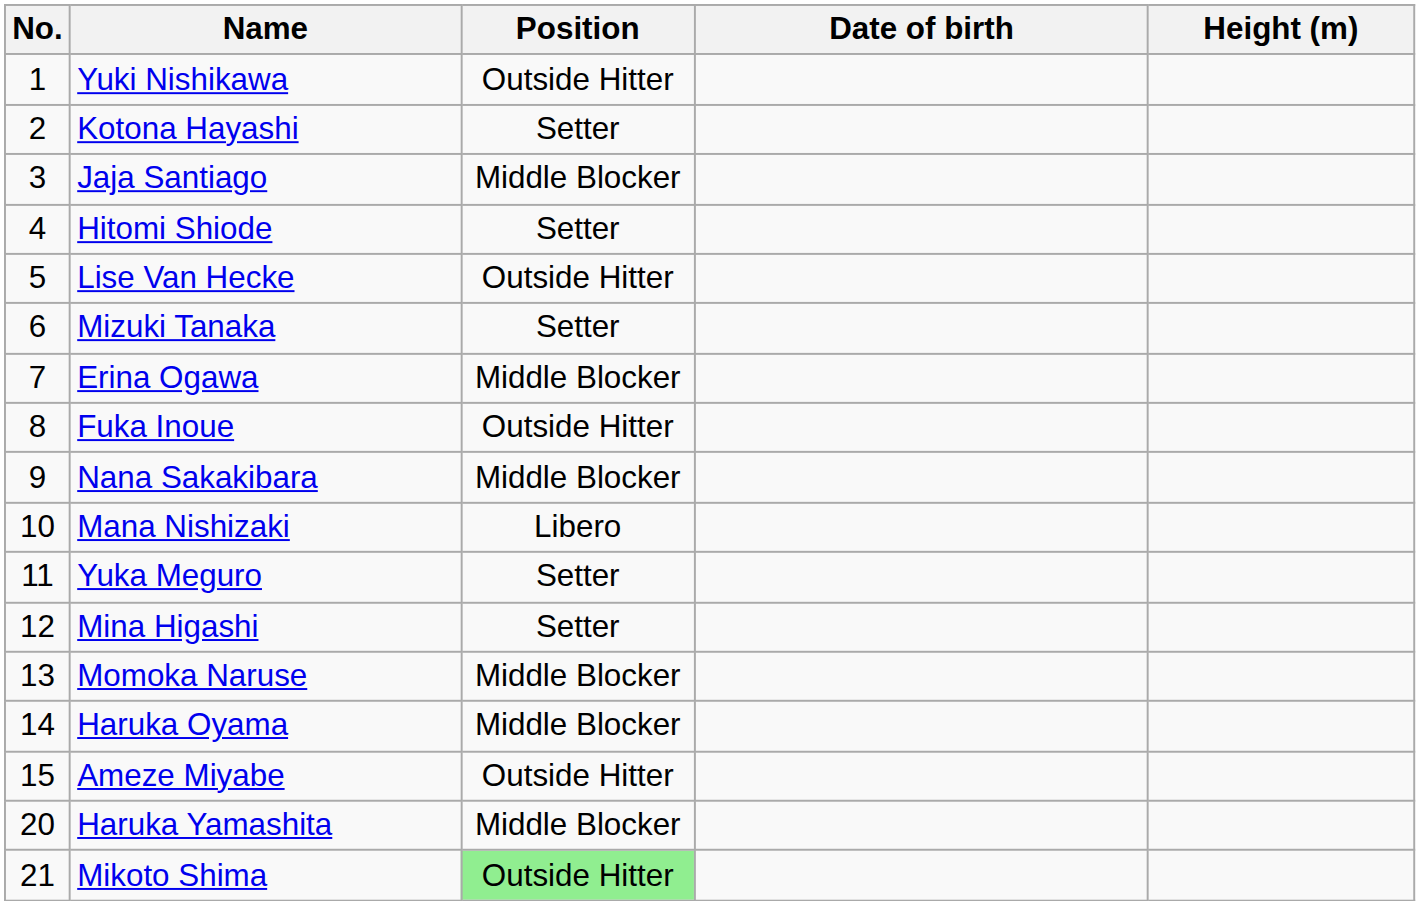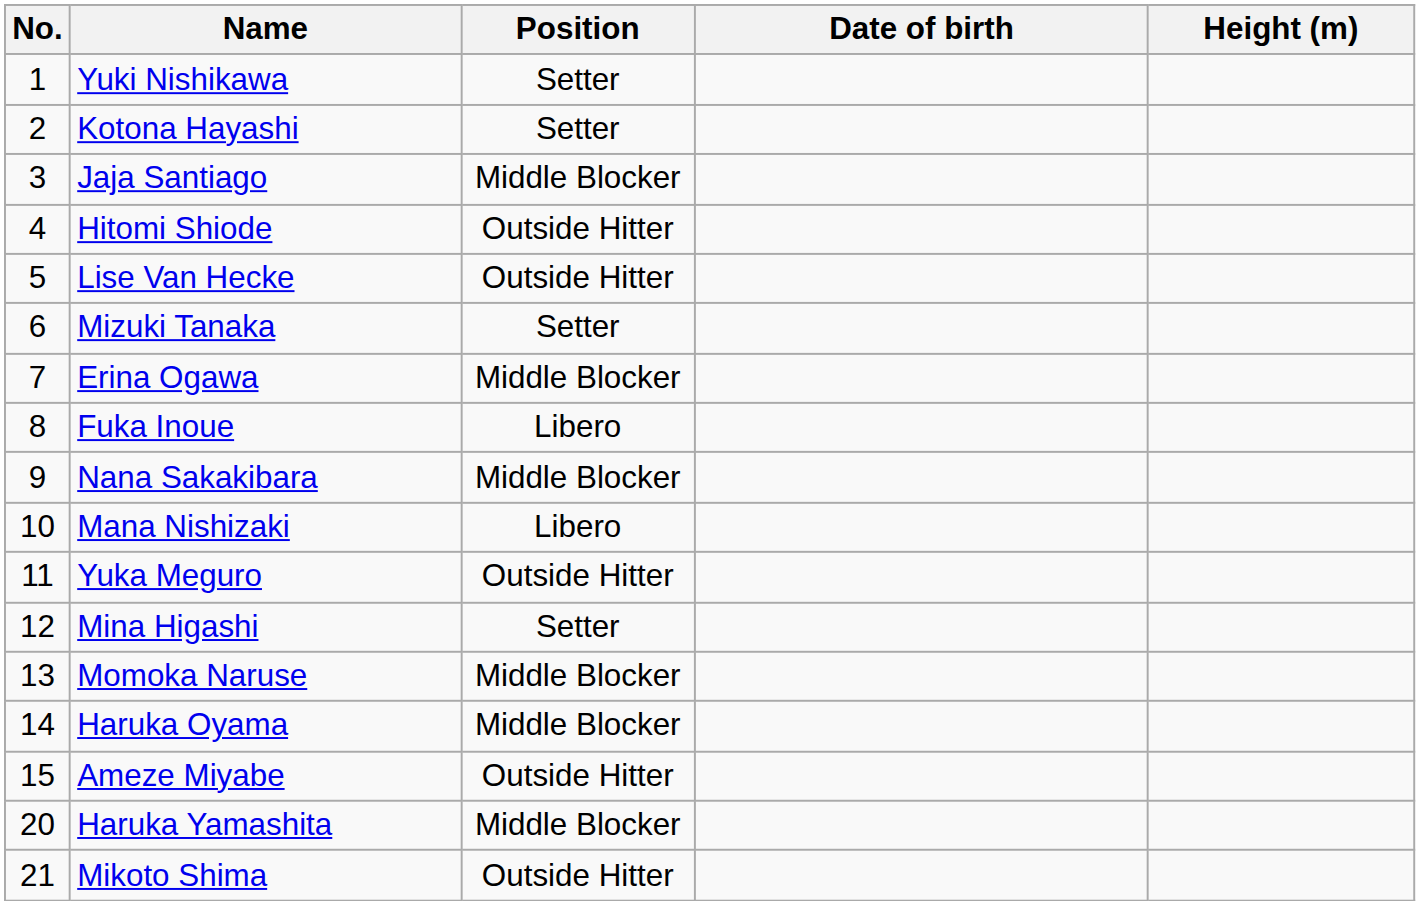(578, 79) Outside Hitter -> (578, 79) Setter
(578, 228) Setter -> (578, 228) Outside Hitter
(578, 427) Outside Hitter -> (578, 427) Libero
(578, 576) Setter -> (578, 576) Outside Hitter
(578, 874) lightgreen background -> (578, 874) no background
